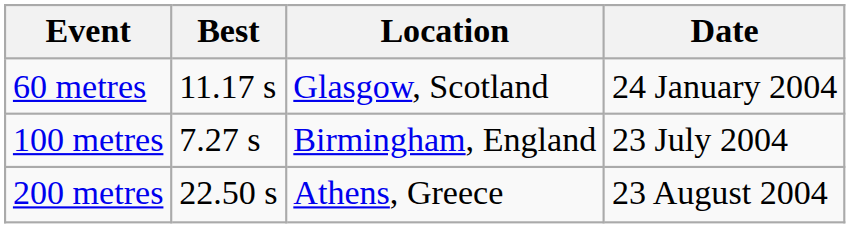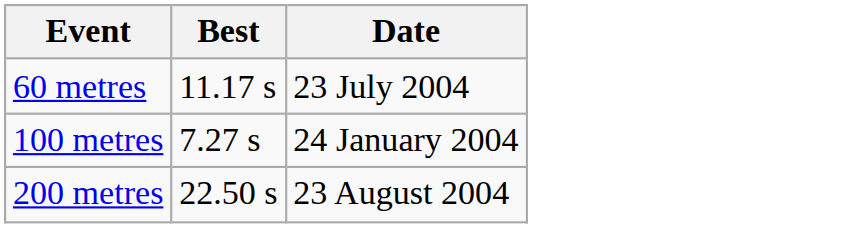- column: (445, 31)
(725, 85) 24 January 2004 -> (381, 85) 23 July 2004
(700, 139) 23 July 2004 -> (406, 139) 24 January 2004
